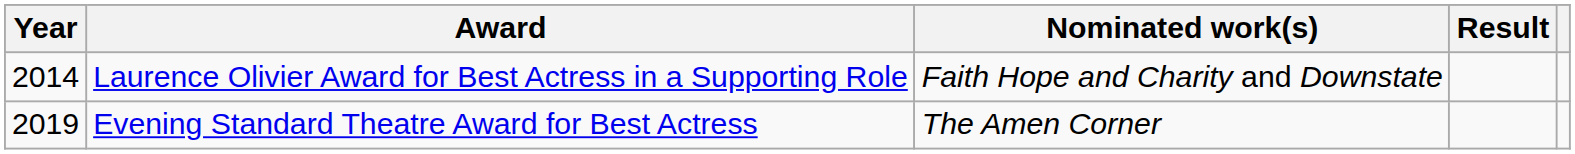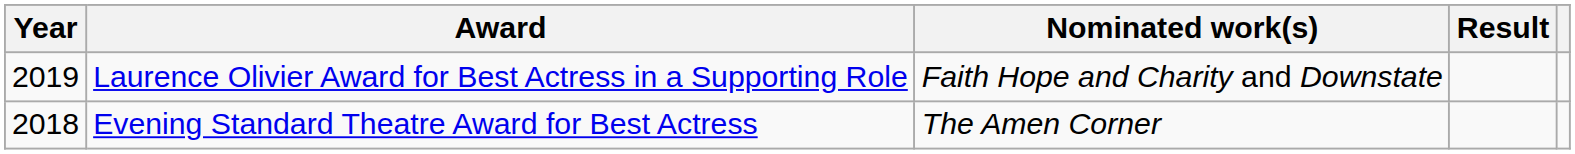(46, 76) 2014 -> (46, 76) 2019
(46, 124) 2019 -> (46, 124) 2018
